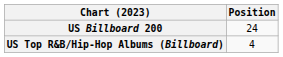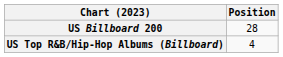(252, 28) 24 -> (252, 28) 28
